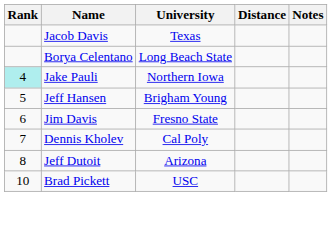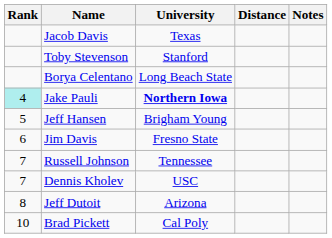+ row: (86, 56)
(185, 77) normal -> (185, 98) bold
+ row: (87, 160)
(185, 139) Cal Poly -> (185, 181) USC
(185, 181) USC -> (185, 222) Cal Poly
